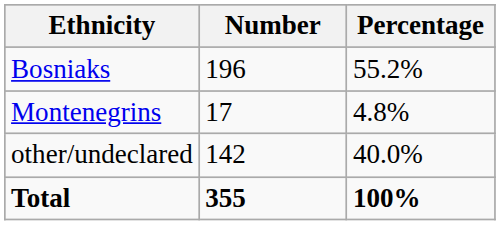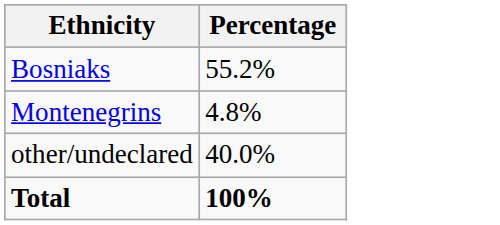- column: (273, 25)
